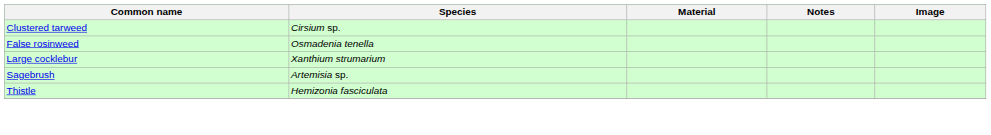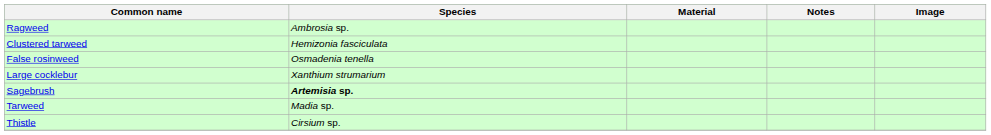+ row: (28, 28)
(316, 28) Cirsium sp. -> (339, 43) Hemizonia fasciculata
(320, 75) normal -> (322, 91) bold
+ row: (25, 106)
(339, 91) Hemizonia fasciculata -> (316, 122) Cirsium sp.
